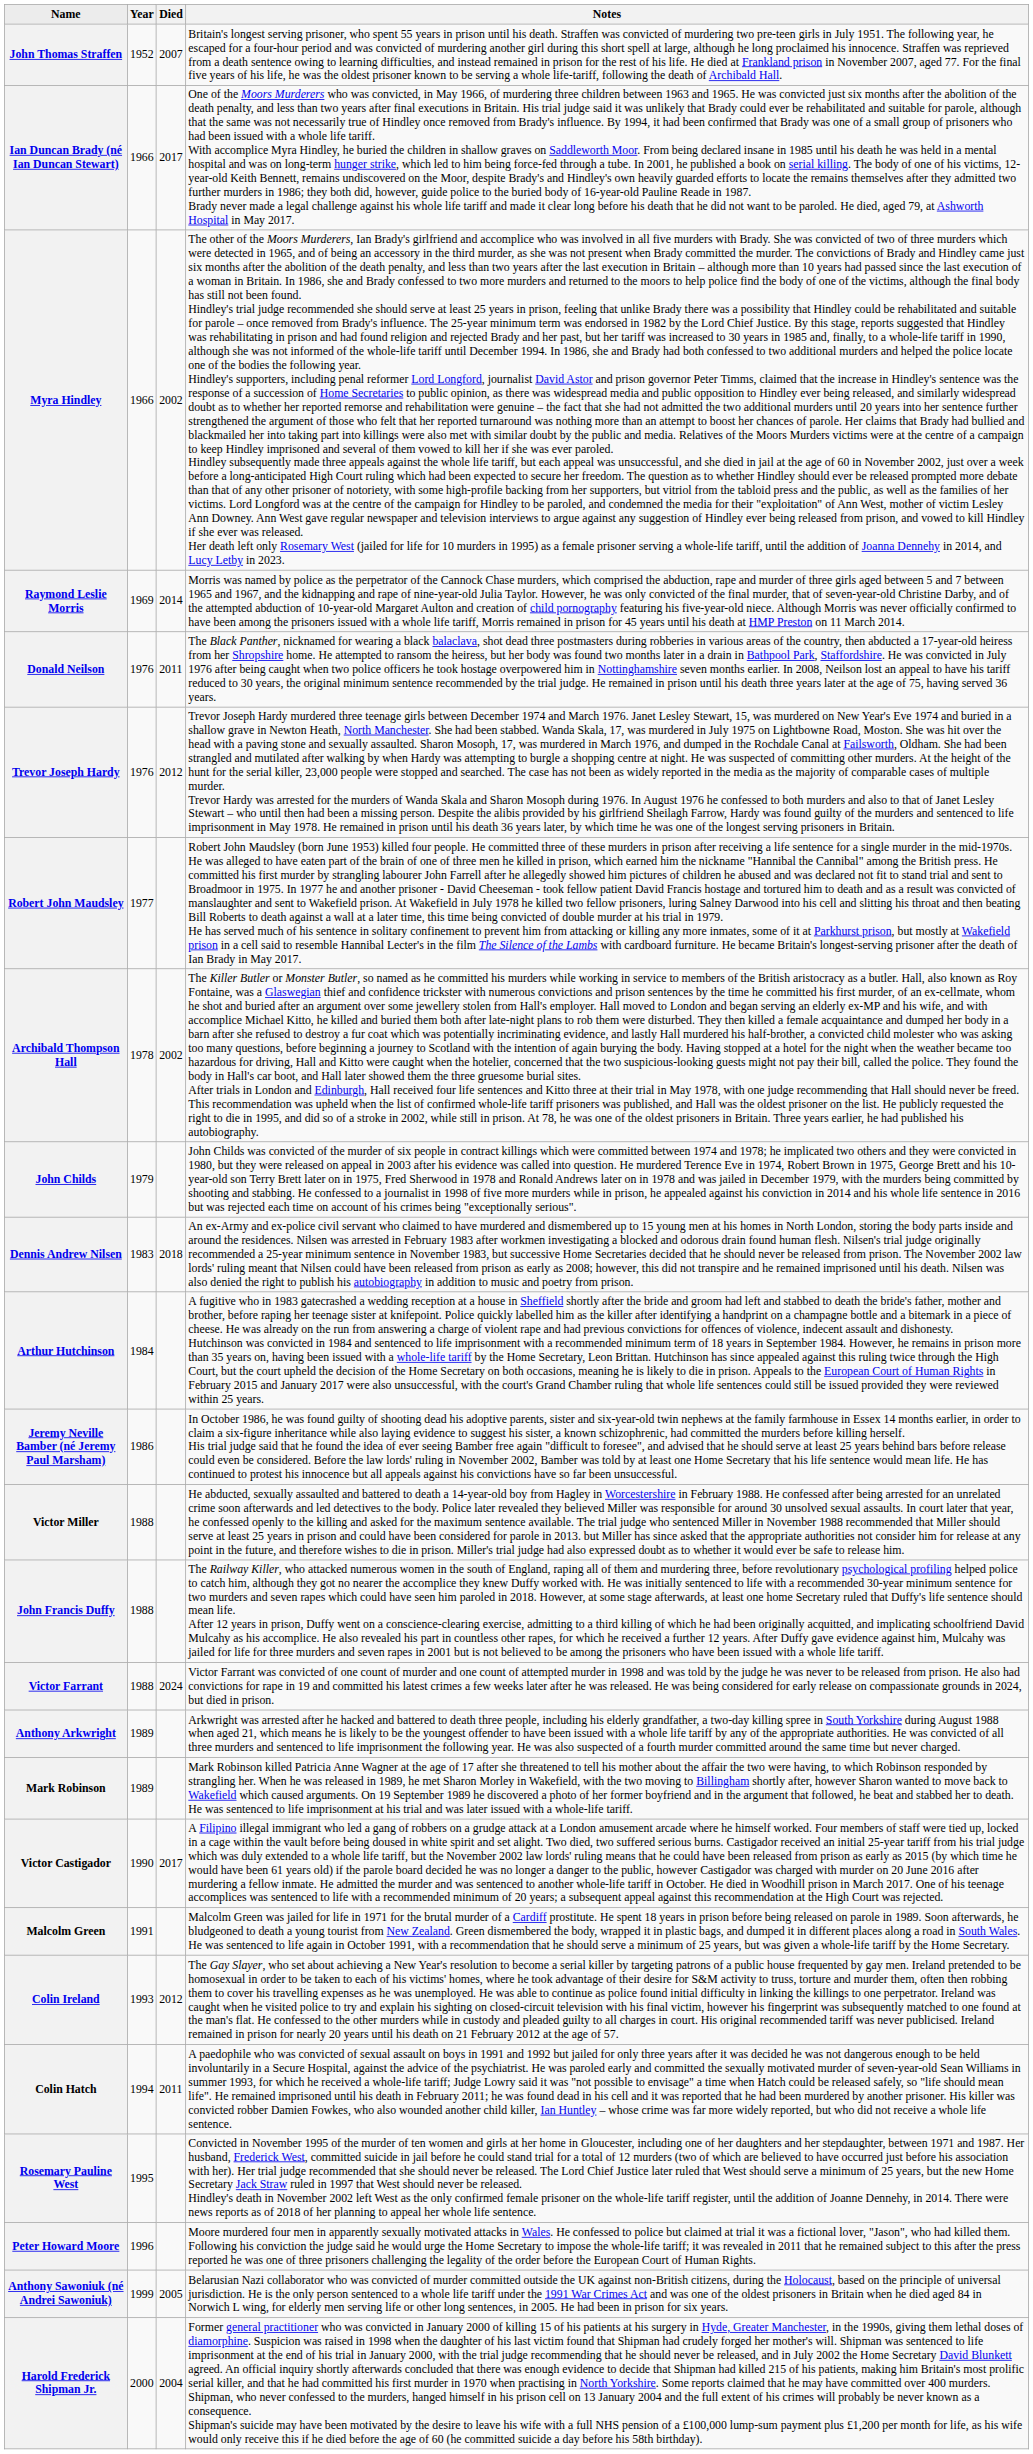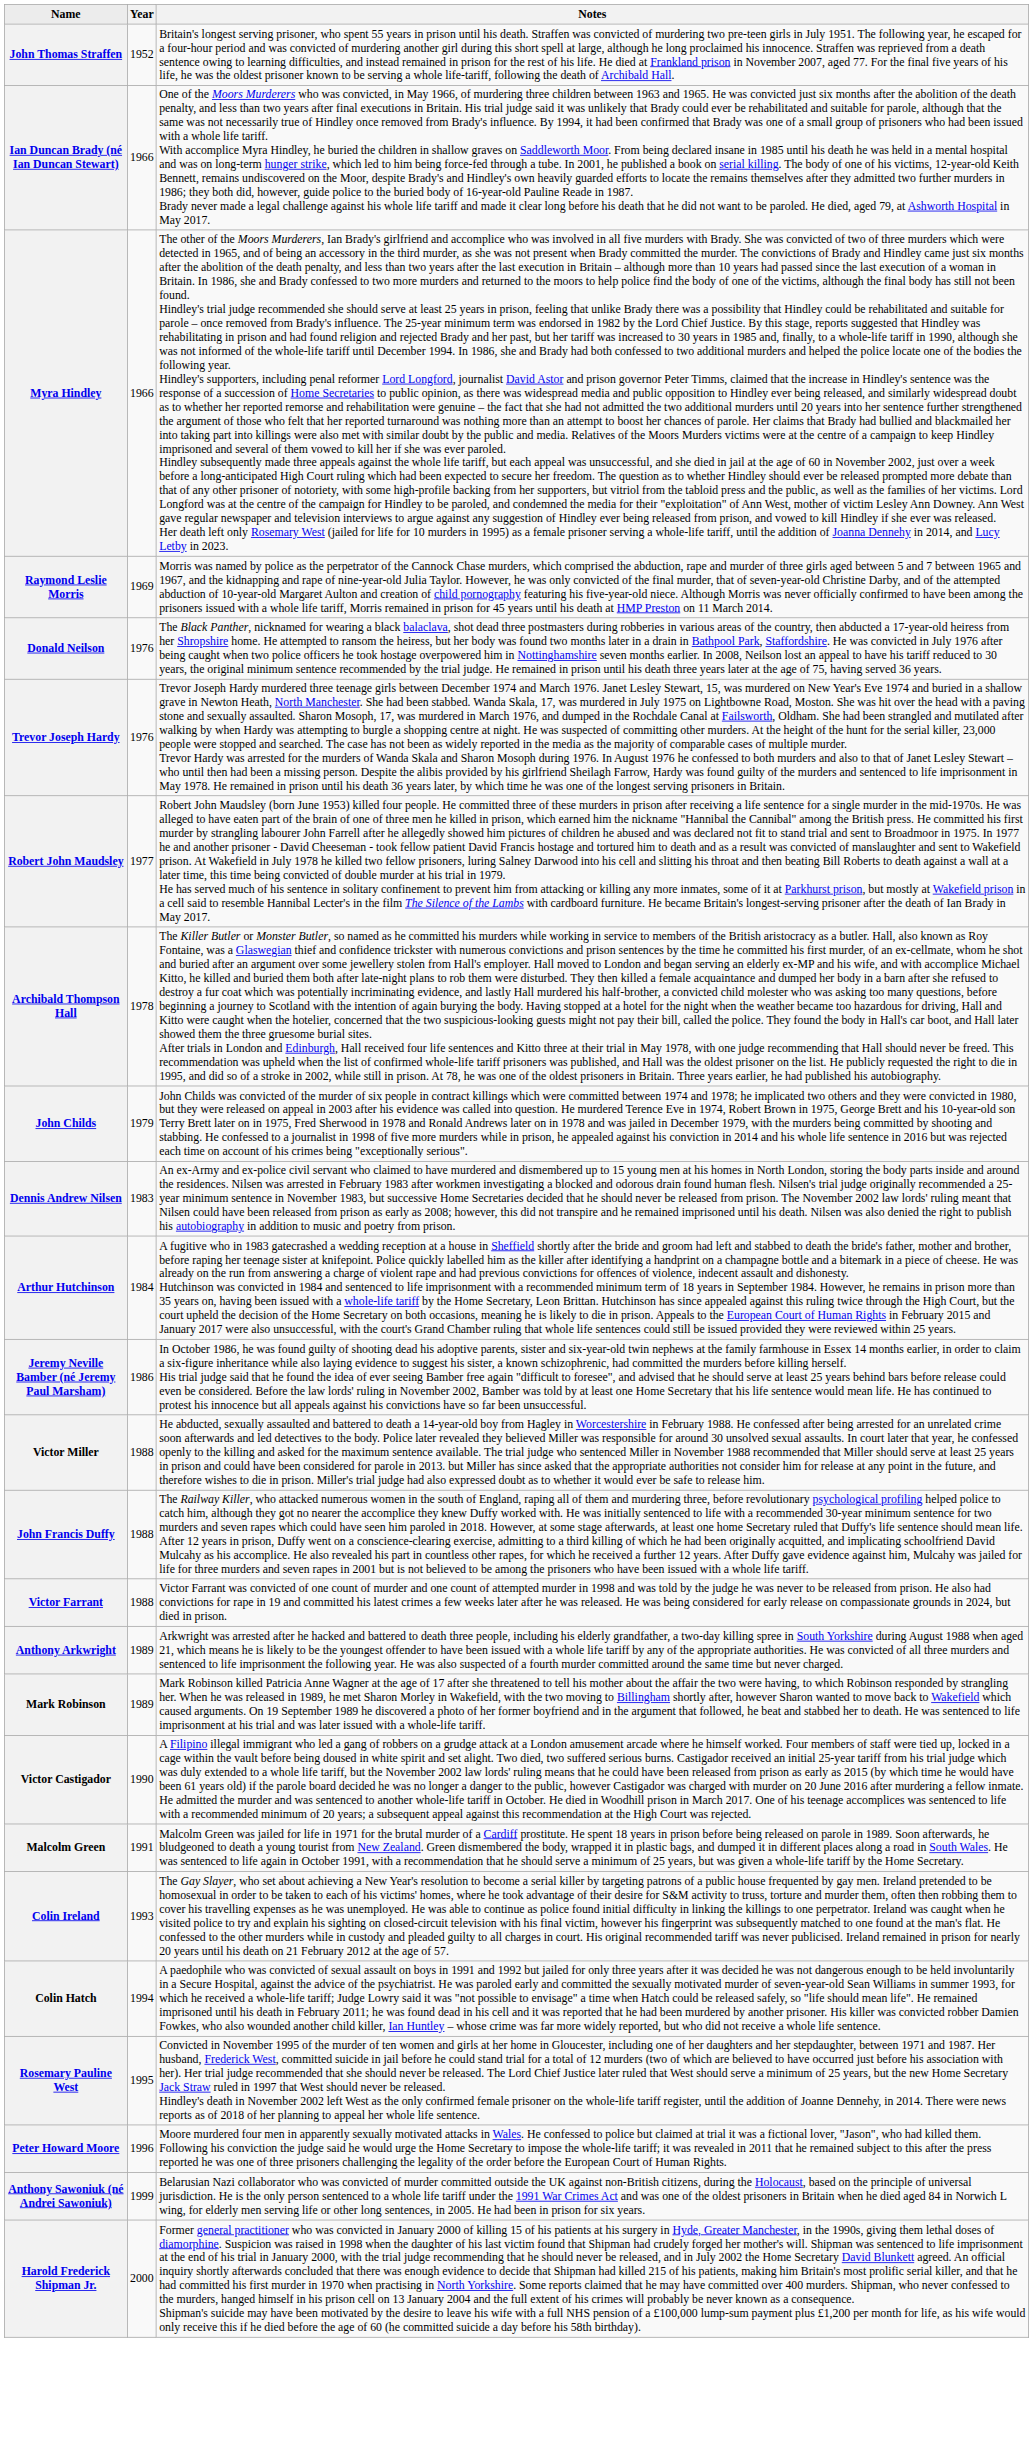- column: (171, 14)
